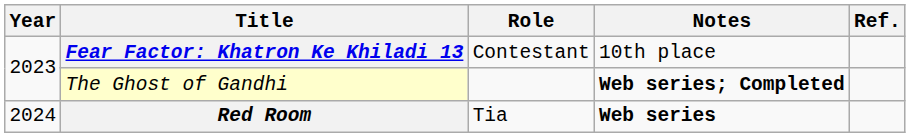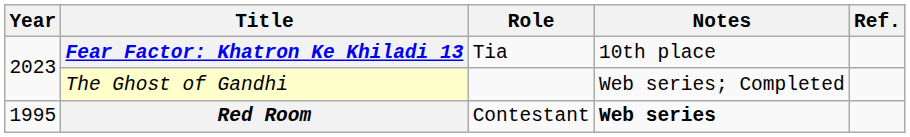(531, 52) Contestant -> (490, 52) Tia
(722, 84) bold -> (722, 84) normal
(33, 116) 2024 -> (33, 116) 1995
(490, 116) Tia -> (531, 116) Contestant
